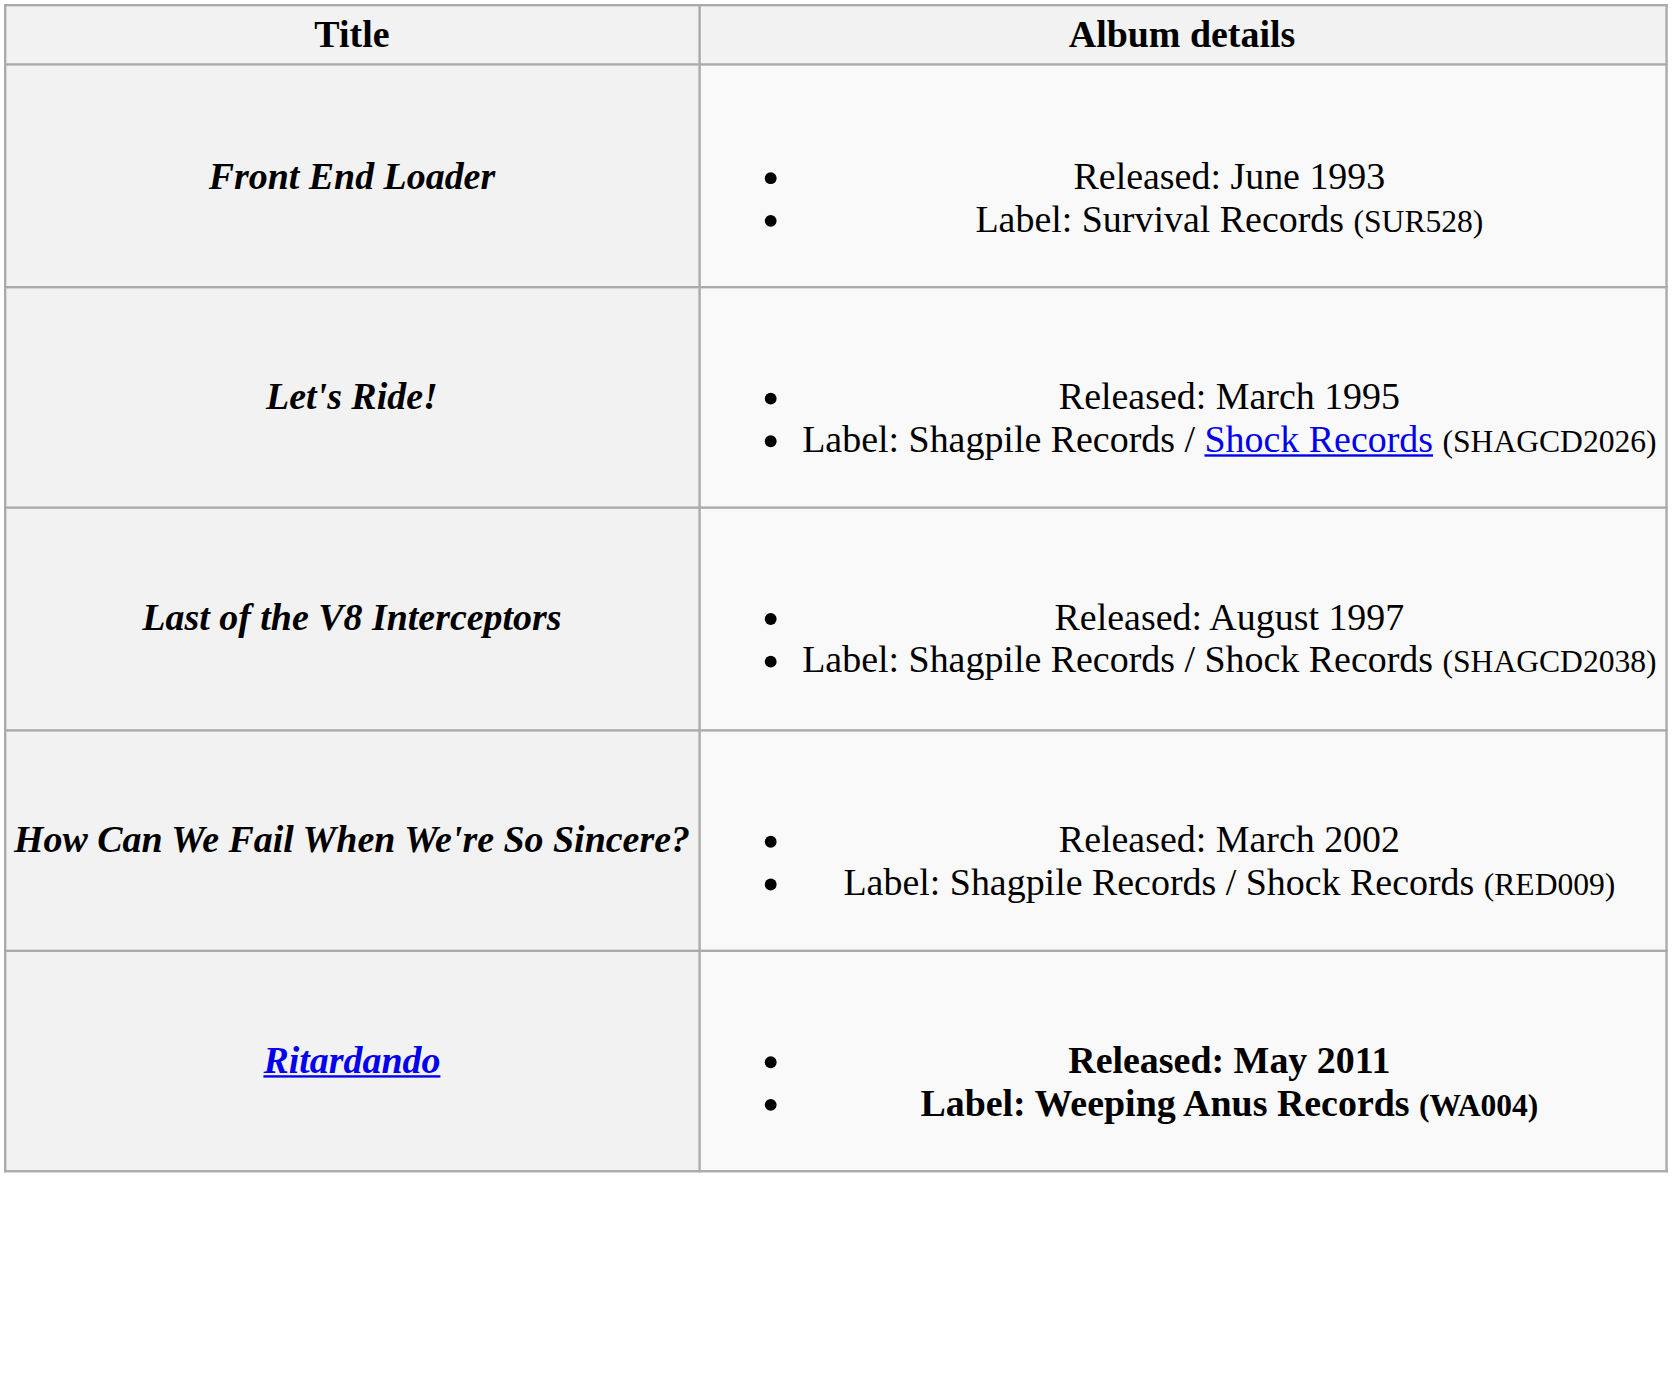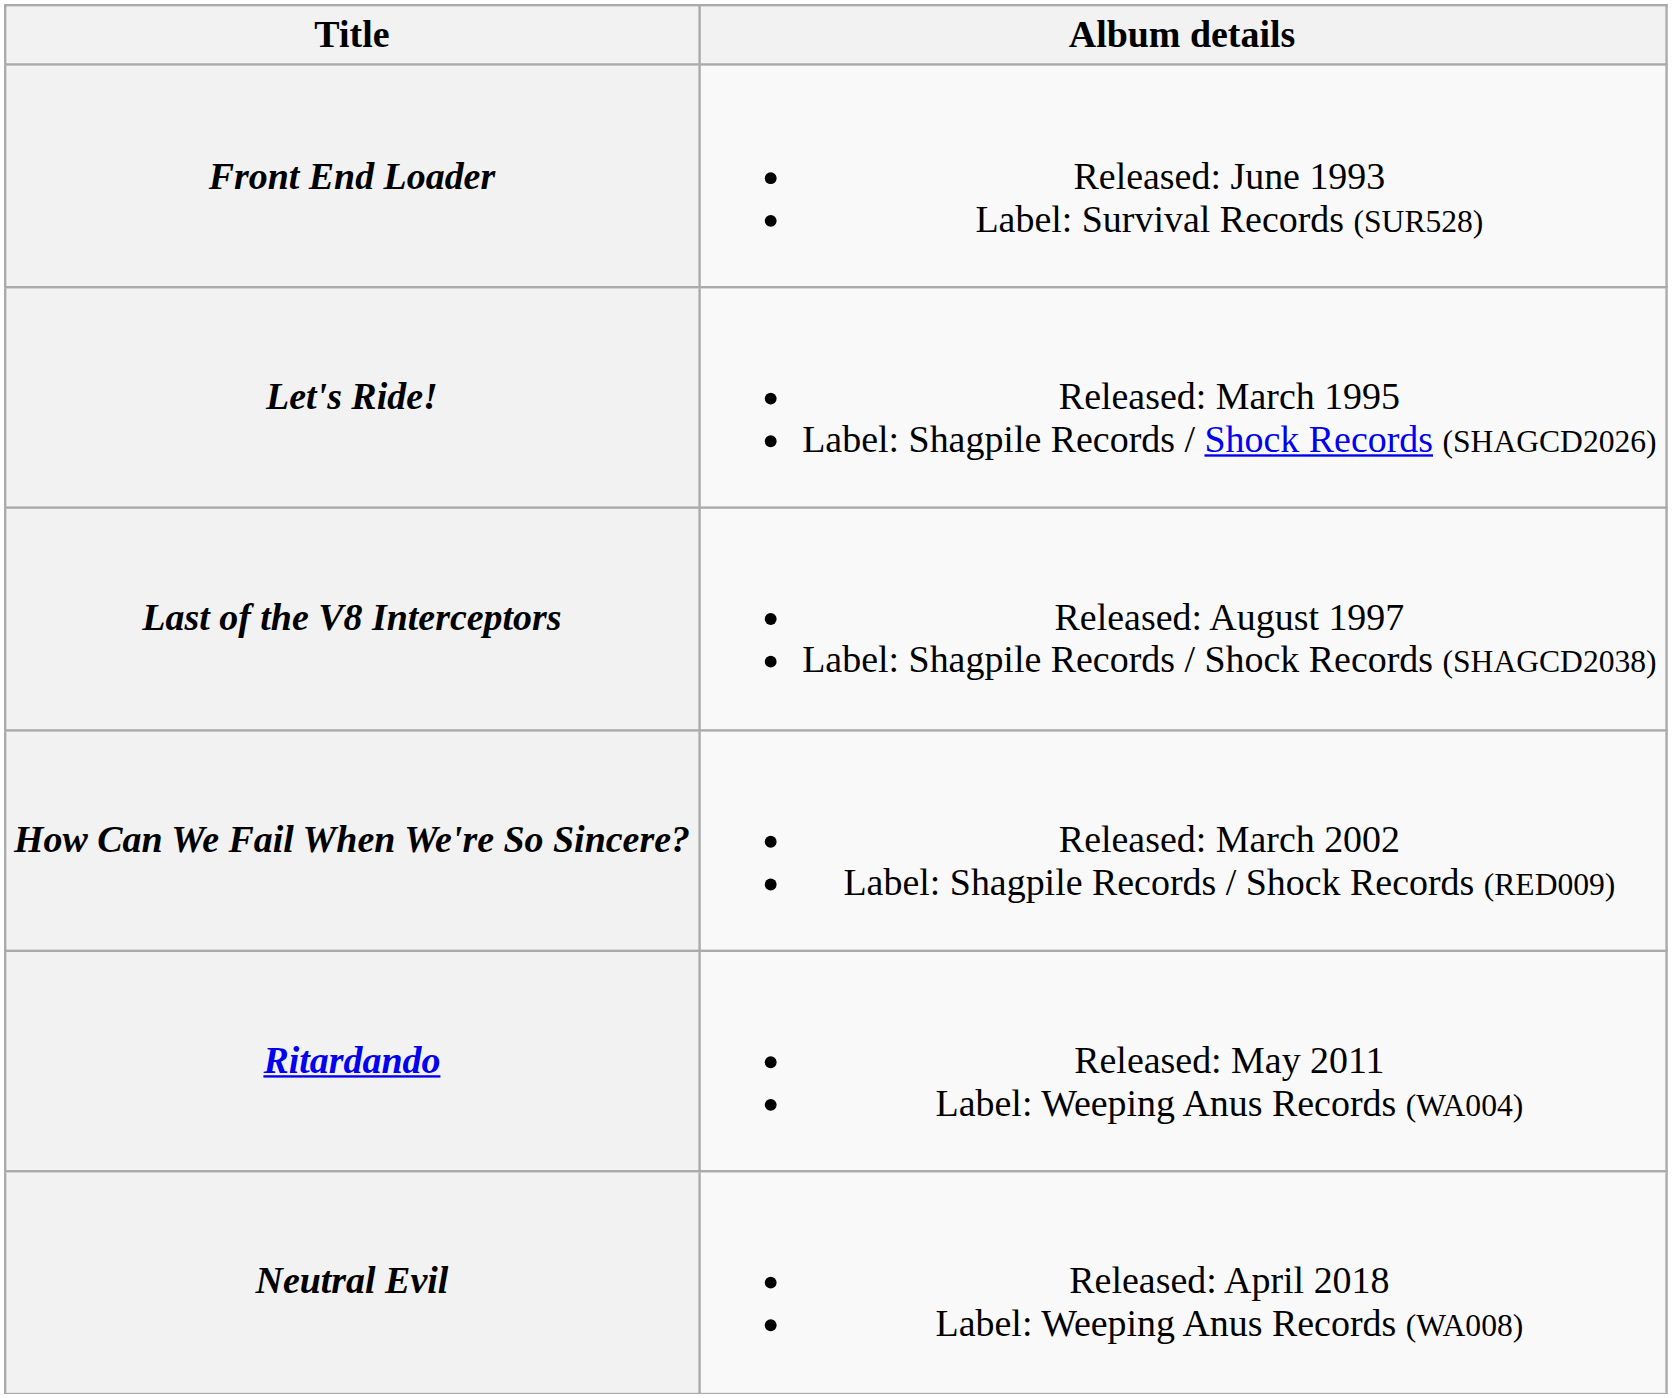(1182, 1082) bold -> (1182, 1082) normal
+ row: (352, 1281)
